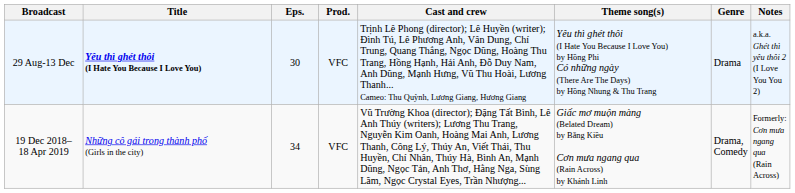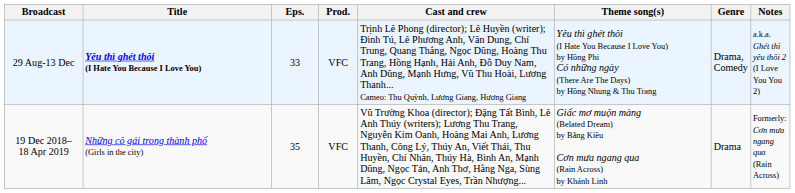(295, 62) 30 -> (295, 62) 33
(727, 62) Drama -> (731, 62) Drama, Comedy
(295, 146) 34 -> (295, 146) 35
(731, 146) Drama, Comedy -> (727, 146) Drama
